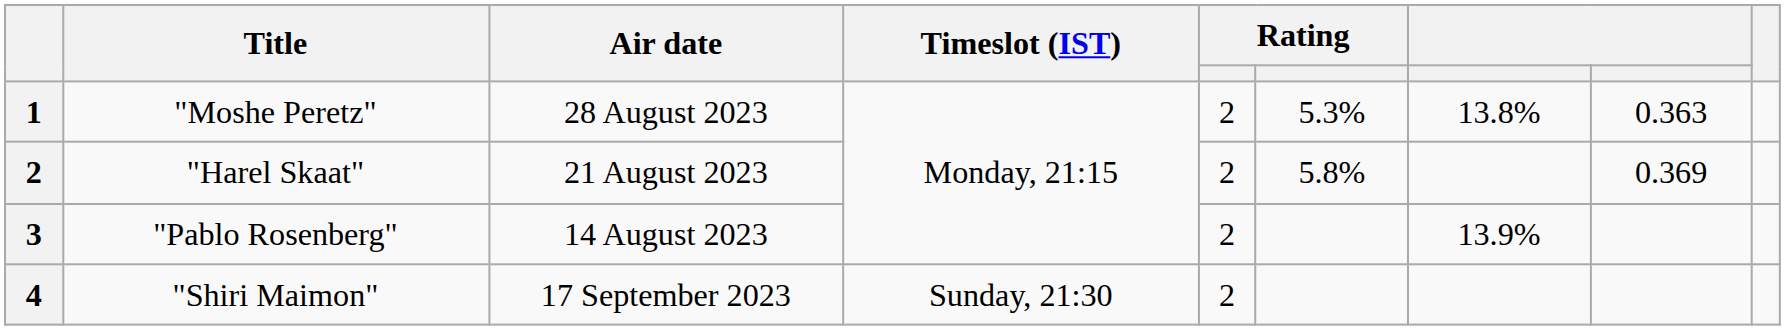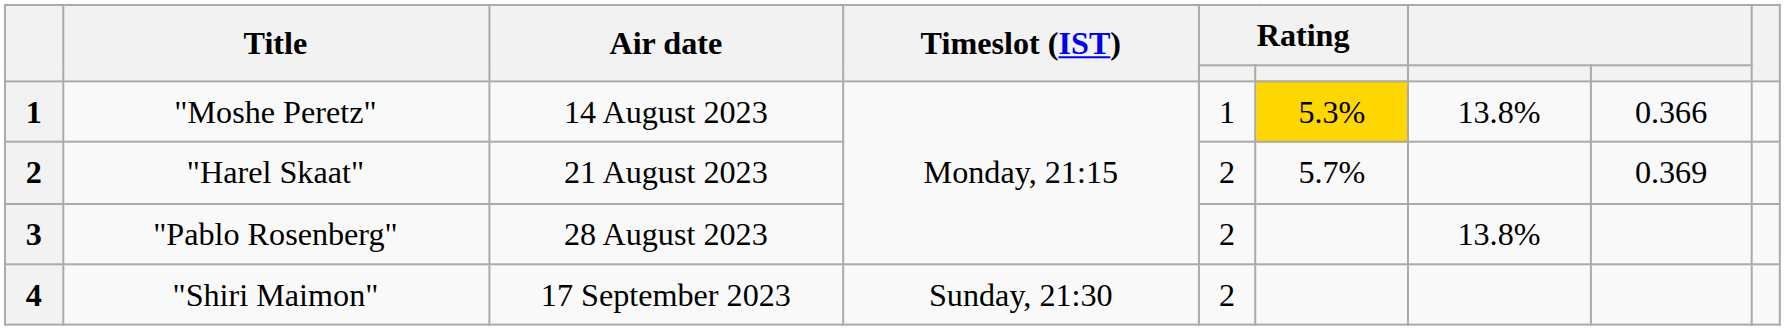(666, 111) 28 August 2023 -> (666, 111) 14 August 2023
(1227, 111) 2 -> (1227, 111) 1
(1332, 111) no background -> (1332, 111) gold background
(1671, 111) 0.363 -> (1671, 111) 0.366
(1332, 172) 5.8% -> (1332, 172) 5.7%
(666, 234) 14 August 2023 -> (666, 234) 28 August 2023
(1499, 234) 13.9% -> (1499, 234) 13.8%
